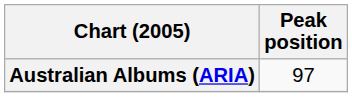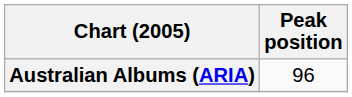(303, 75) 97 -> (303, 75) 96
